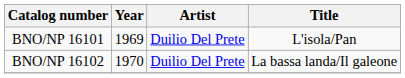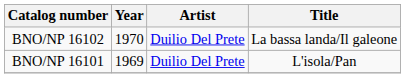rows swapped: (58, 38) <-> (58, 61)
